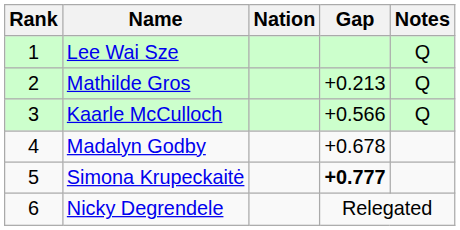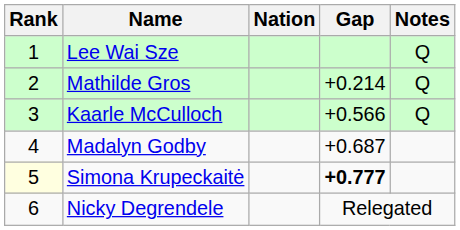(355, 83) +0.213 -> (355, 83) +0.214
(355, 146) +0.678 -> (355, 146) +0.687
(33, 177) no background -> (33, 177) lightyellow background
